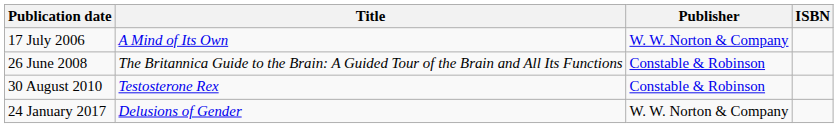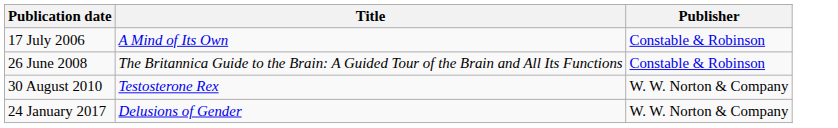- column: (813, 16)
(709, 39) W. W. Norton & Company -> (697, 39) Constable & Robinson
(697, 87) Constable & Robinson -> (709, 87) W. W. Norton & Company
